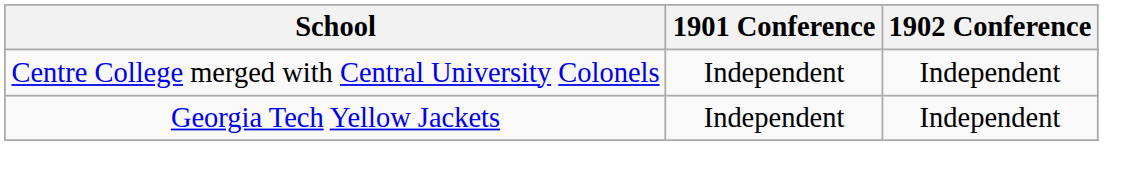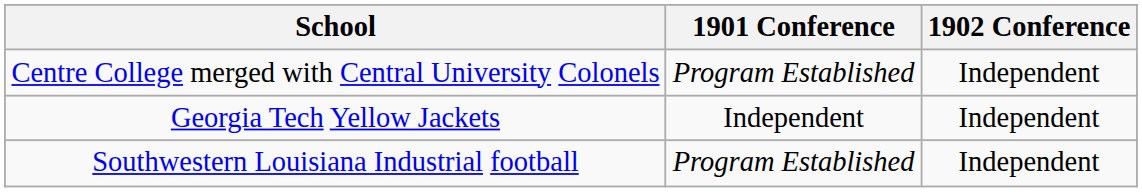(774, 72) Independent -> (794, 72) Program Established
+ row: (335, 162)
